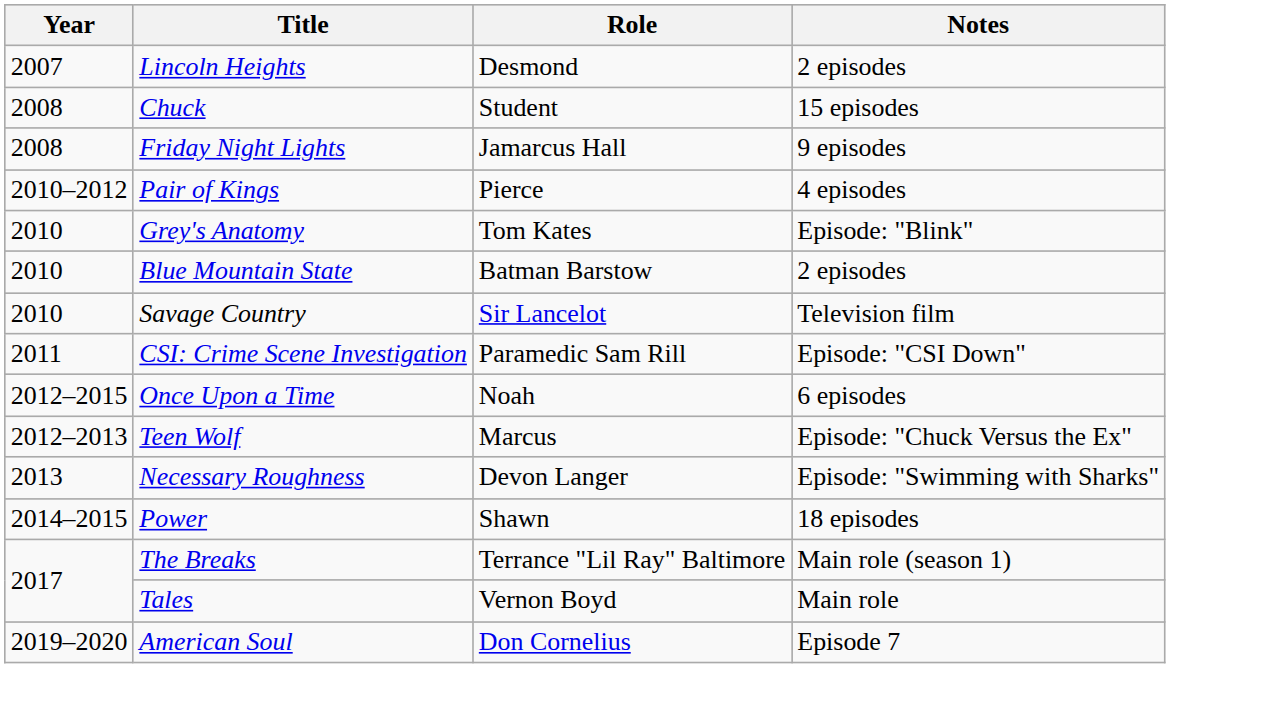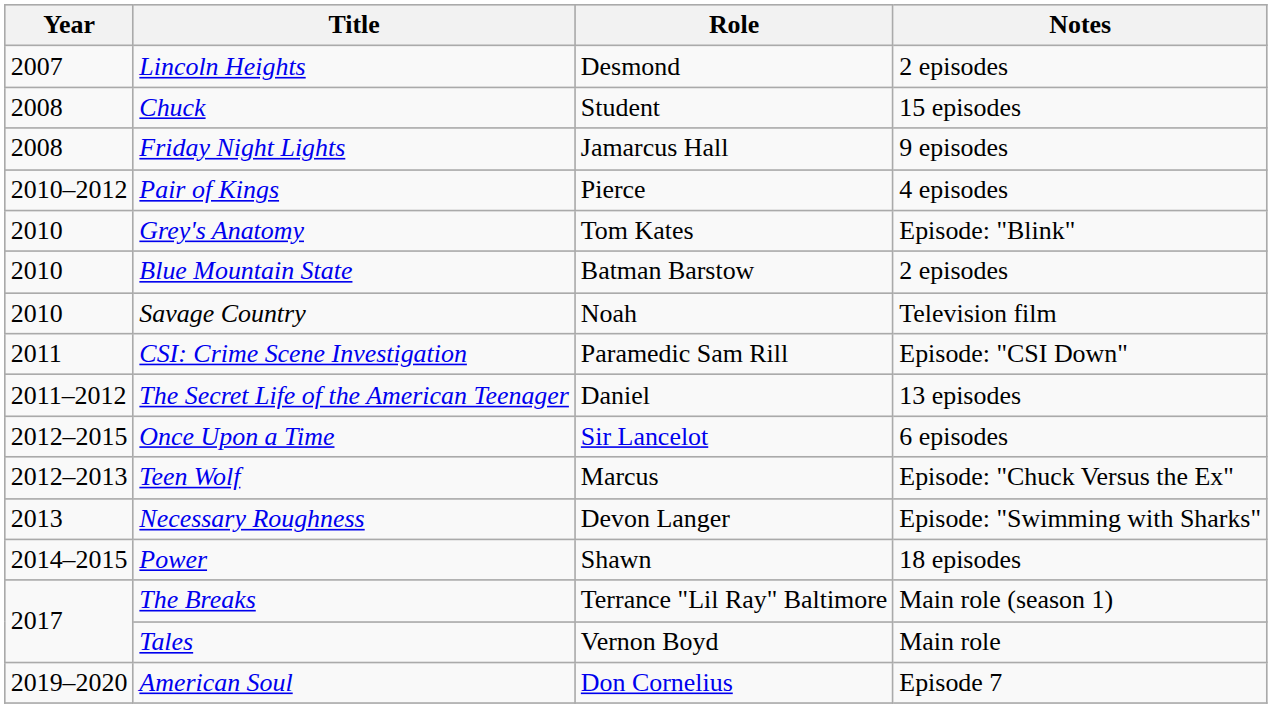(543, 312) Sir Lancelot -> (609, 312) Noah
+ row: (354, 395)
(507, 395) Noah -> (645, 436) Sir Lancelot
